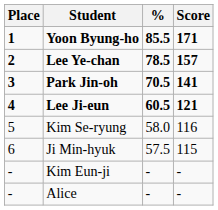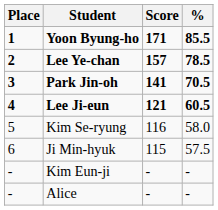columns swapped: (193, 15) <-> (158, 15)
